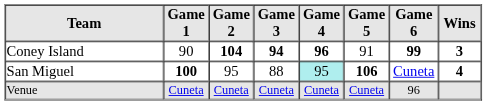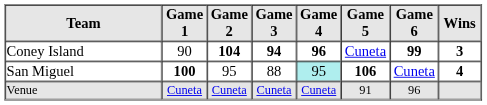(367, 51) 91 -> (365, 51) Cuneta
(367, 90) Cuneta -> (365, 90) 91
